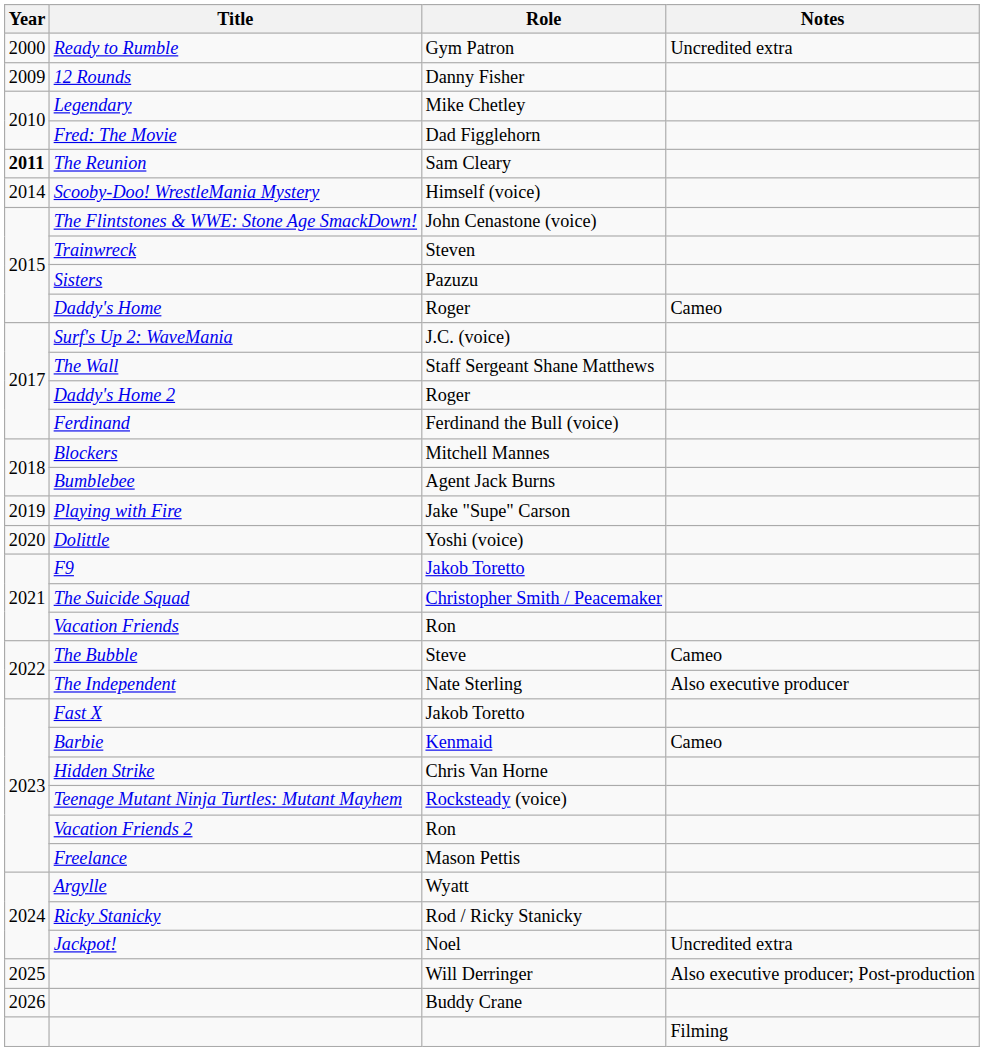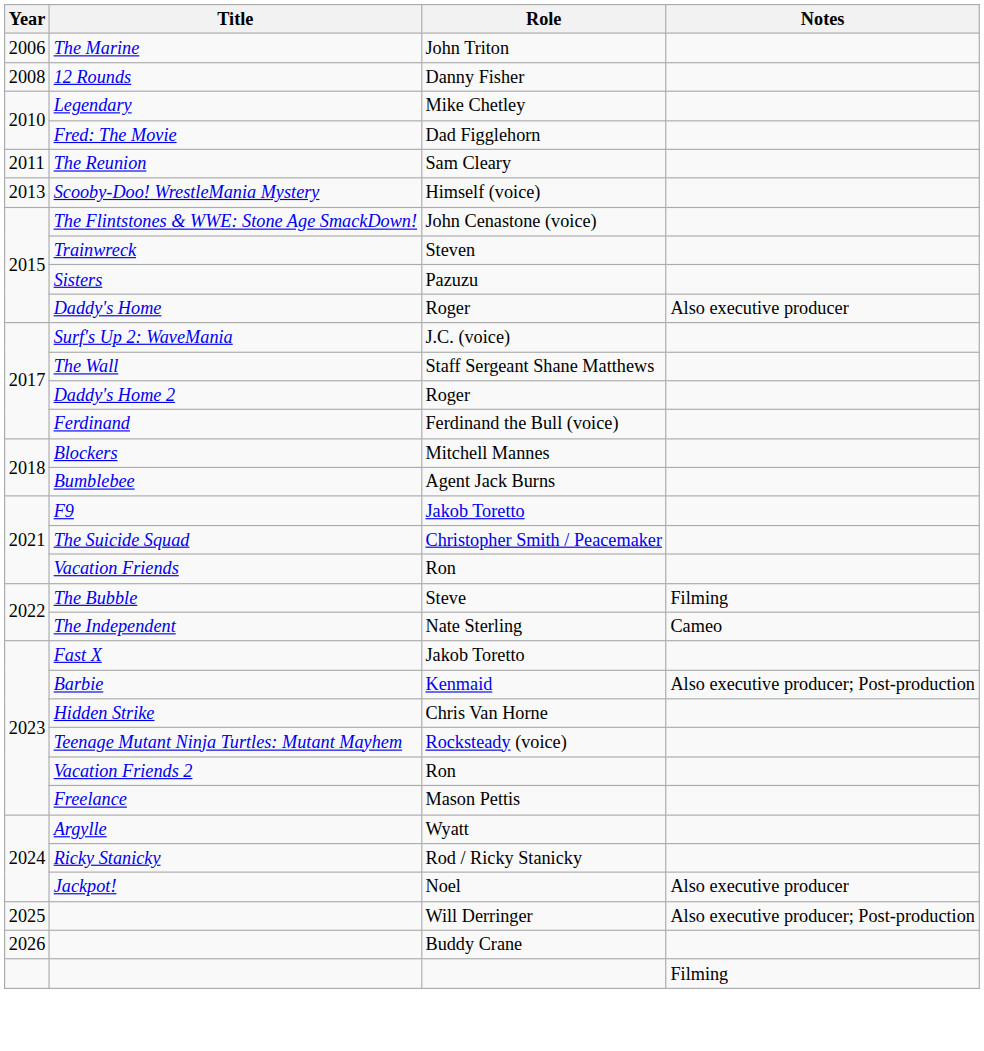- row: (116, 47)
+ row: (96, 47)
(27, 76) 2009 -> (27, 76) 2008
(27, 163) bold -> (27, 163) normal
(27, 192) 2014 -> (27, 192) 2013
(696, 308) Cameo -> (760, 308) Also executive producer
- row: (118, 510)
- row: (82, 539)
(696, 655) Cameo -> (699, 597) Filming
(760, 684) Also executive producer -> (696, 626) Cameo
(696, 742) Cameo -> (823, 684) Also executive producer; Post-production
(731, 944) Uncredited extra -> (760, 886) Also executive producer
